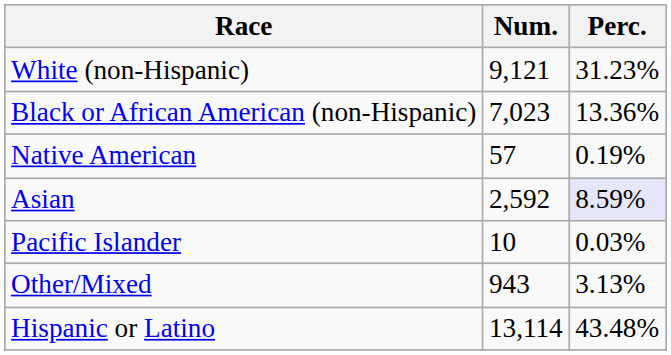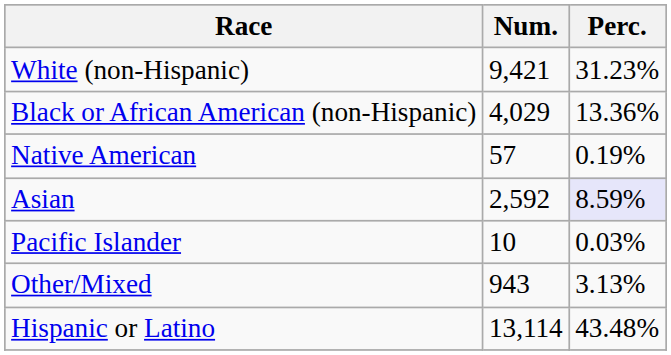(520, 69) 9,121 -> (520, 69) 9,421
(520, 112) 7,023 -> (520, 112) 4,029
